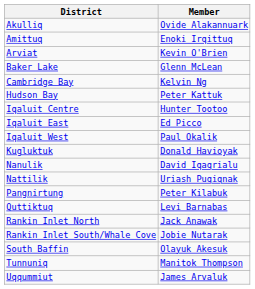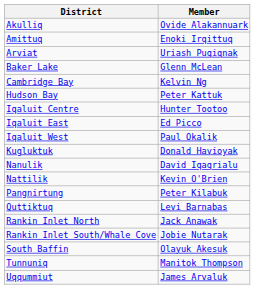(194, 53) Kevin O'Brien -> (199, 53) Uriash Puqiqnak
(199, 179) Uriash Puqiqnak -> (194, 179) Kevin O'Brien
